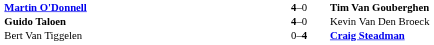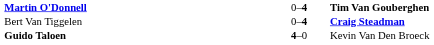(299, 7) 4–0 -> (299, 7) 0–4
rows swapped: (43, 35) <-> (35, 21)
